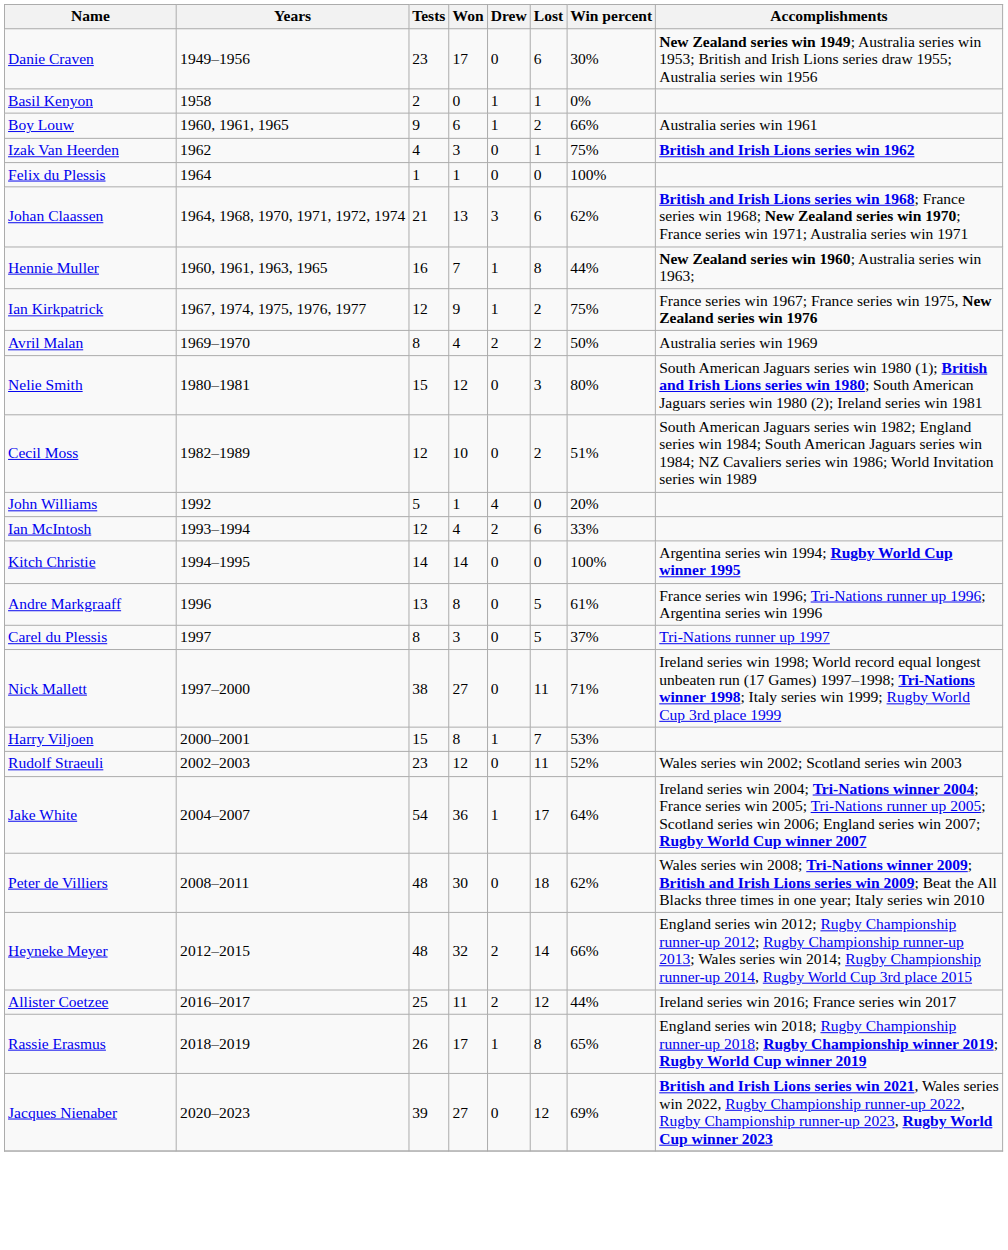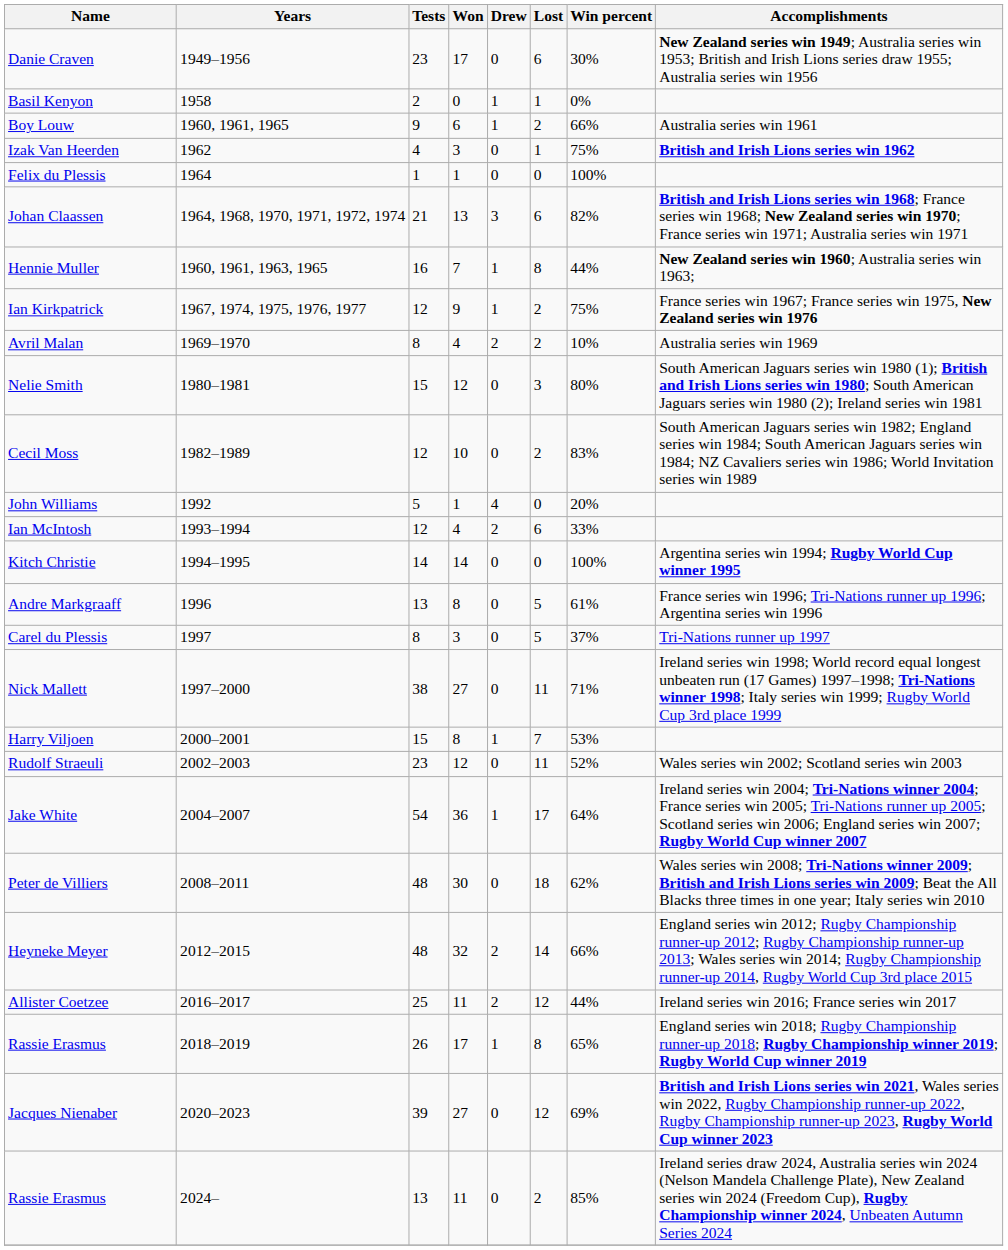(585, 216) 62% -> (585, 216) 82%
(585, 343) 50% -> (585, 343) 10%
(585, 453) 51% -> (585, 453) 83%
+ row: (57, 1198)
